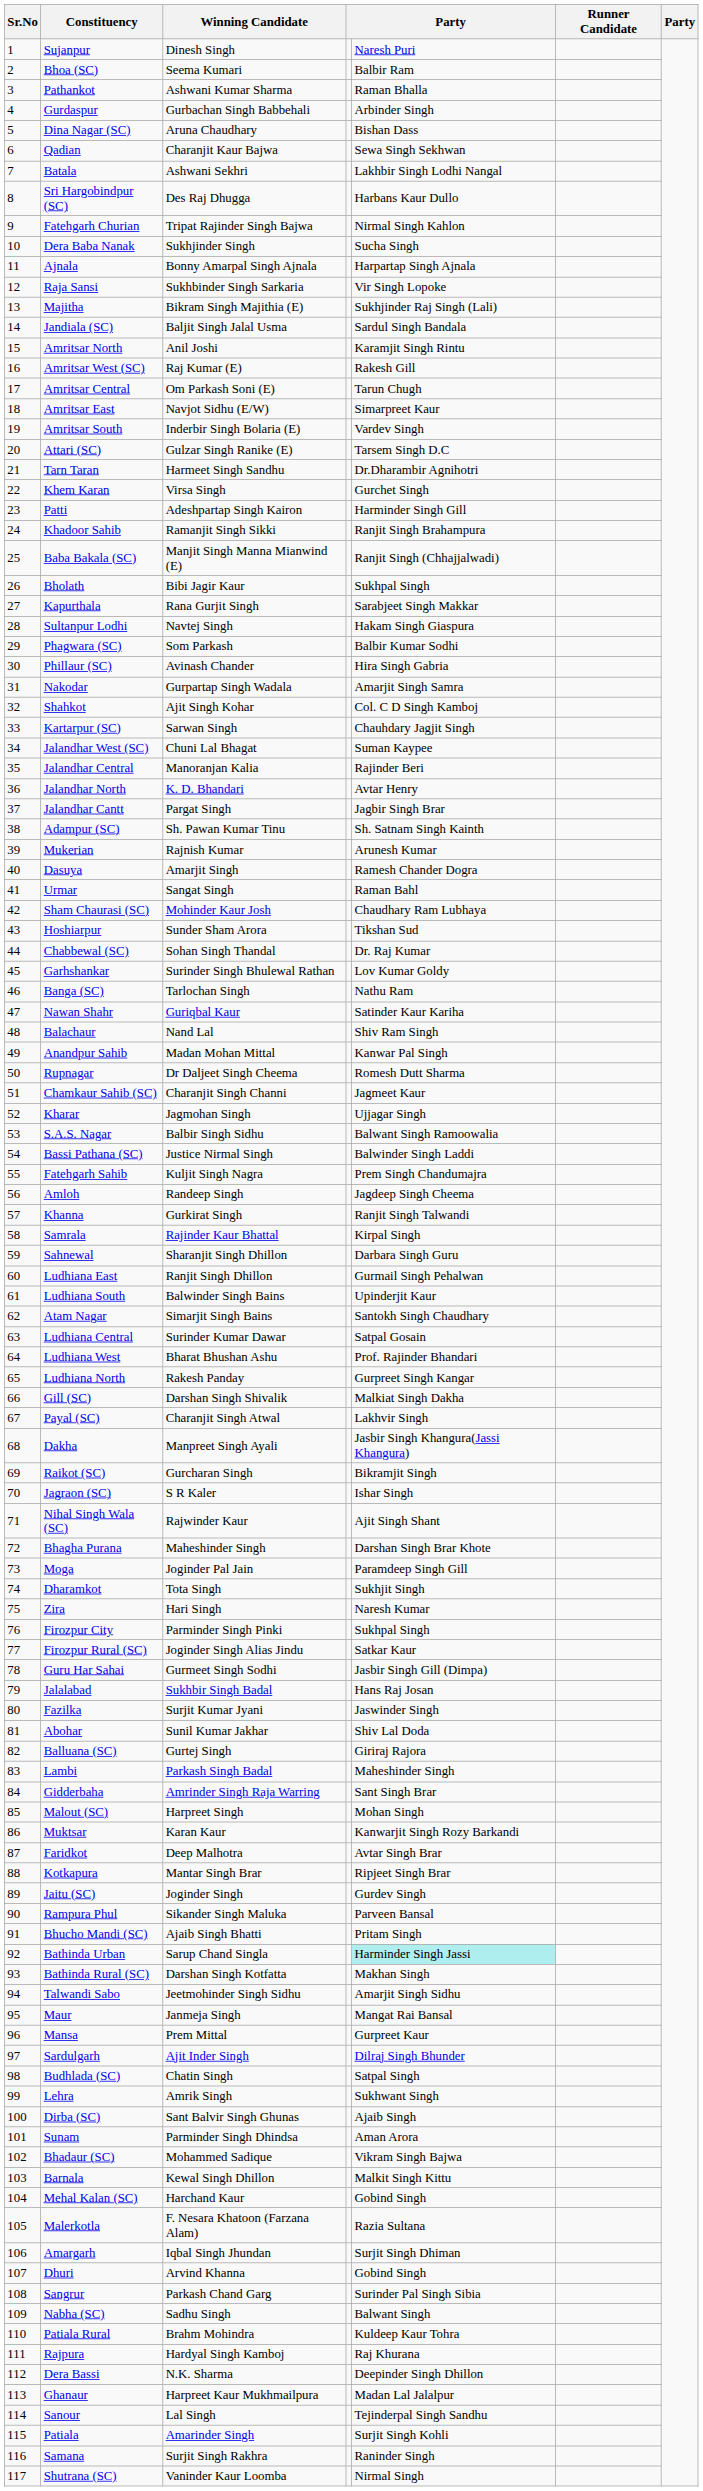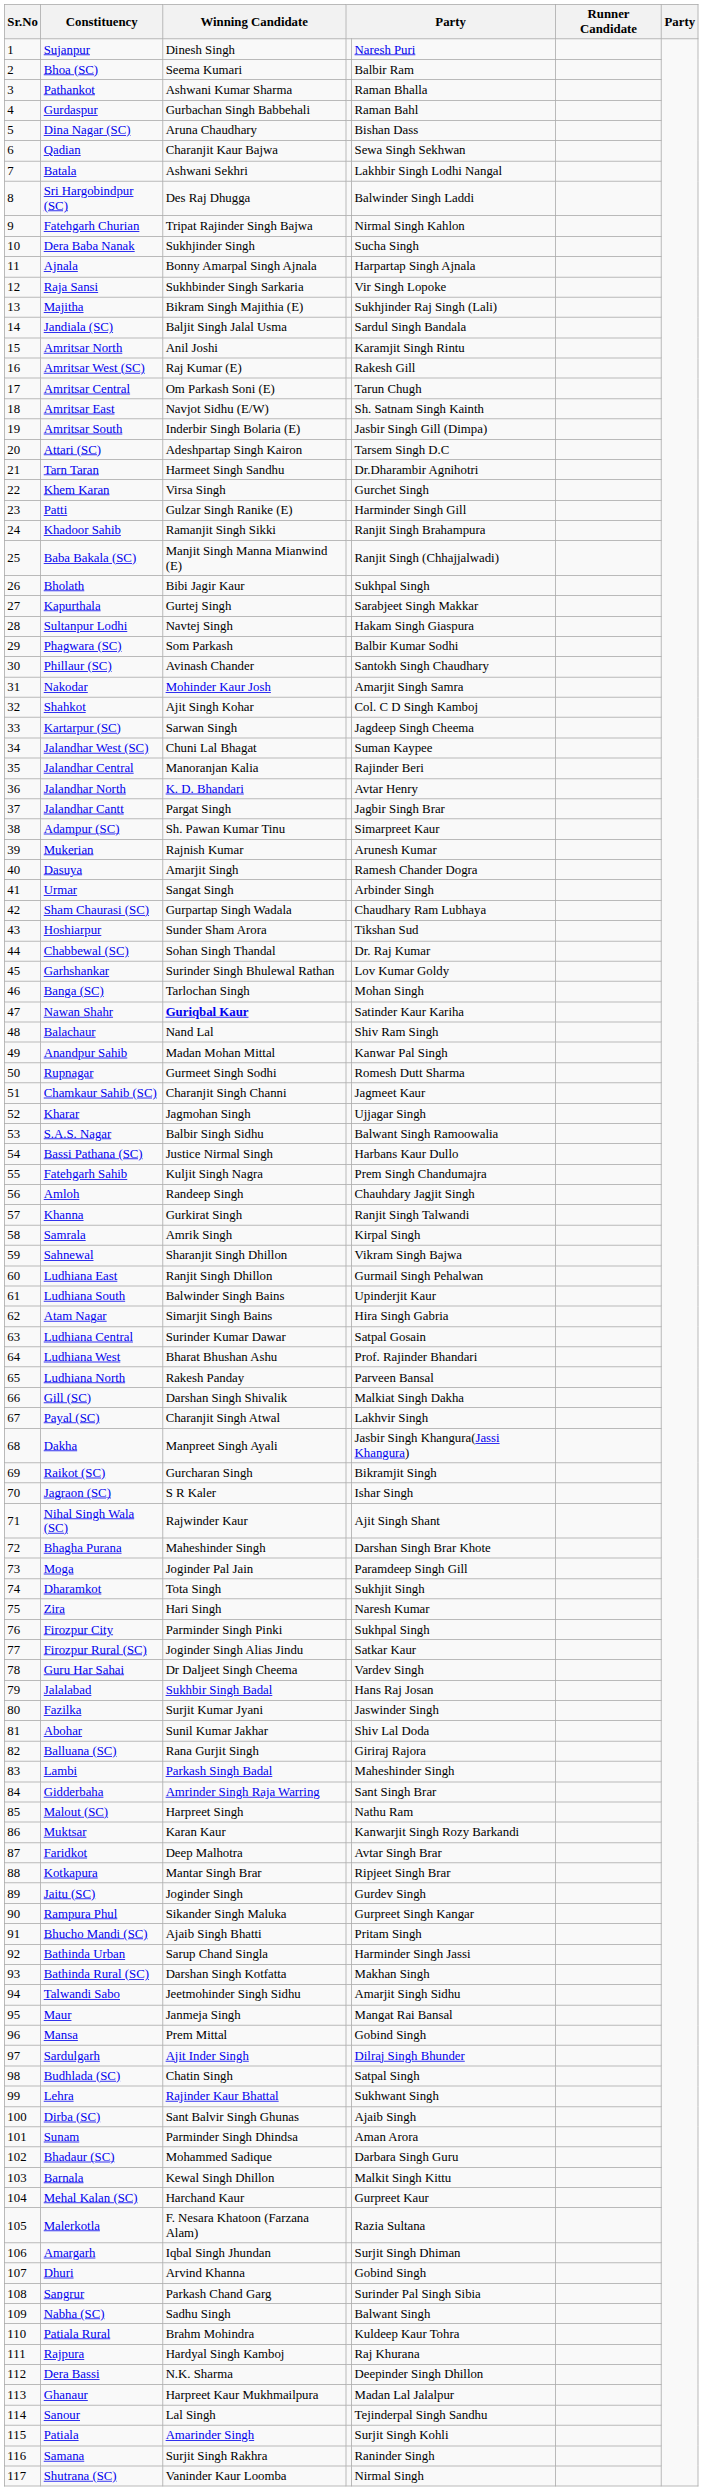(394, 110) Arbinder Singh -> (386, 110) Raman Bahl
(406, 198) Harbans Kaur Dullo -> (414, 198) Balwinder Singh Laddi
(397, 408) Simarpreet Kaur -> (419, 408) Sh. Satnam Singh Kainth
(389, 429) Vardev Singh -> (421, 429) Jasbir Singh Gill (Dimpa)
(229, 449) Gulzar Singh Ranike (E) -> (234, 449) Adeshpartap Singh Kairon
(234, 510) Adeshpartap Singh Kairon -> (229, 510) Gulzar Singh Ranike (E)
(212, 605) Rana Gurjit Singh -> (199, 605) Gurtej Singh
(401, 666) Hira Singh Gabria -> (422, 666) Santokh Singh Chaudhary
(229, 687) Gurpartap Singh Wadala -> (218, 687) Mohinder Kaur Josh
(415, 727) Chauhdary Jagjit Singh -> (414, 727) Jagdeep Singh Cheema
(419, 829) Sh. Satnam Singh Kainth -> (397, 829) Simarpreet Kaur
(386, 890) Raman Bahl -> (394, 890) Arbinder Singh
(218, 910) Mohinder Kaur Josh -> (229, 910) Gurpartap Singh Wadala
(384, 991) Nathu Ram -> (389, 991) Mohan Singh
(203, 1011) normal -> (207, 1011) bold
(232, 1072) Dr Daljeet Singh Cheema -> (221, 1072) Gurmeet Singh Sodhi
(414, 1154) Balwinder Singh Laddi -> (406, 1154) Harbans Kaur Dullo
(414, 1194) Jagdeep Singh Cheema -> (415, 1194) Chauhdary Jagjit Singh
(222, 1235) Rajinder Kaur Bhattal -> (199, 1235) Amrik Singh
(406, 1255) Darbara Singh Guru -> (408, 1255) Vikram Singh Bajwa
(422, 1316) Santokh Singh Chaudhary -> (401, 1316) Hira Singh Gabria
(414, 1377) Gurpreet Singh Kangar -> (394, 1377) Parveen Bansal
(221, 1670) Gurmeet Singh Sodhi -> (232, 1670) Dr Daljeet Singh Cheema
(421, 1670) Jasbir Singh Gill (Dimpa) -> (389, 1670) Vardev Singh
(199, 1751) Gurtej Singh -> (212, 1751) Rana Gurjit Singh
(389, 1812) Mohan Singh -> (384, 1812) Nathu Ram
(394, 1913) Parveen Bansal -> (414, 1913) Gurpreet Singh Kangar
(413, 1954) paleturquoise background -> (413, 1954) no background
(392, 2035) Gurpreet Kaur -> (390, 2035) Gobind Singh
(199, 2096) Amrik Singh -> (222, 2096) Rajinder Kaur Bhattal
(408, 2157) Vikram Singh Bajwa -> (406, 2157) Darbara Singh Guru
(390, 2197) Gobind Singh -> (392, 2197) Gurpreet Kaur
